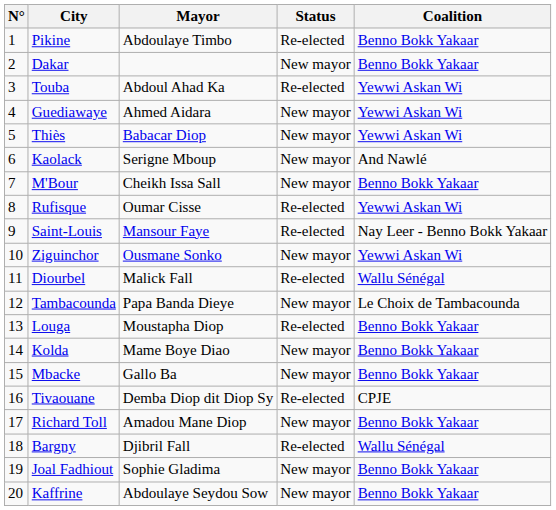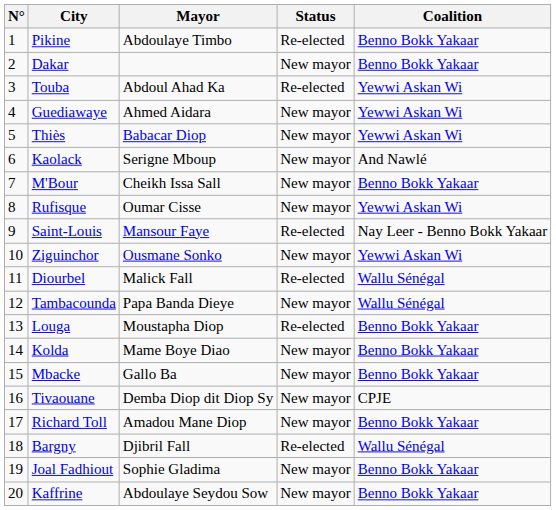(312, 207) Re-elected -> (315, 207) New mayor
(439, 302) Le Choix de Tambacounda -> (401, 302) Wallu Sénégal
(312, 398) Re-elected -> (315, 398) New mayor
